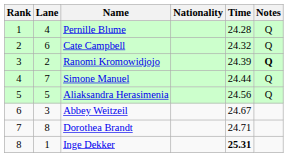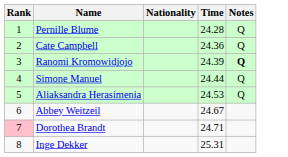- column: (47, 12)
(240, 45) 24.32 -> (212, 45) 24.36
(240, 95) 24.56 -> (212, 95) 24.53
(19, 128) no background -> (19, 128) pink background
(240, 144) bold -> (212, 144) normal
